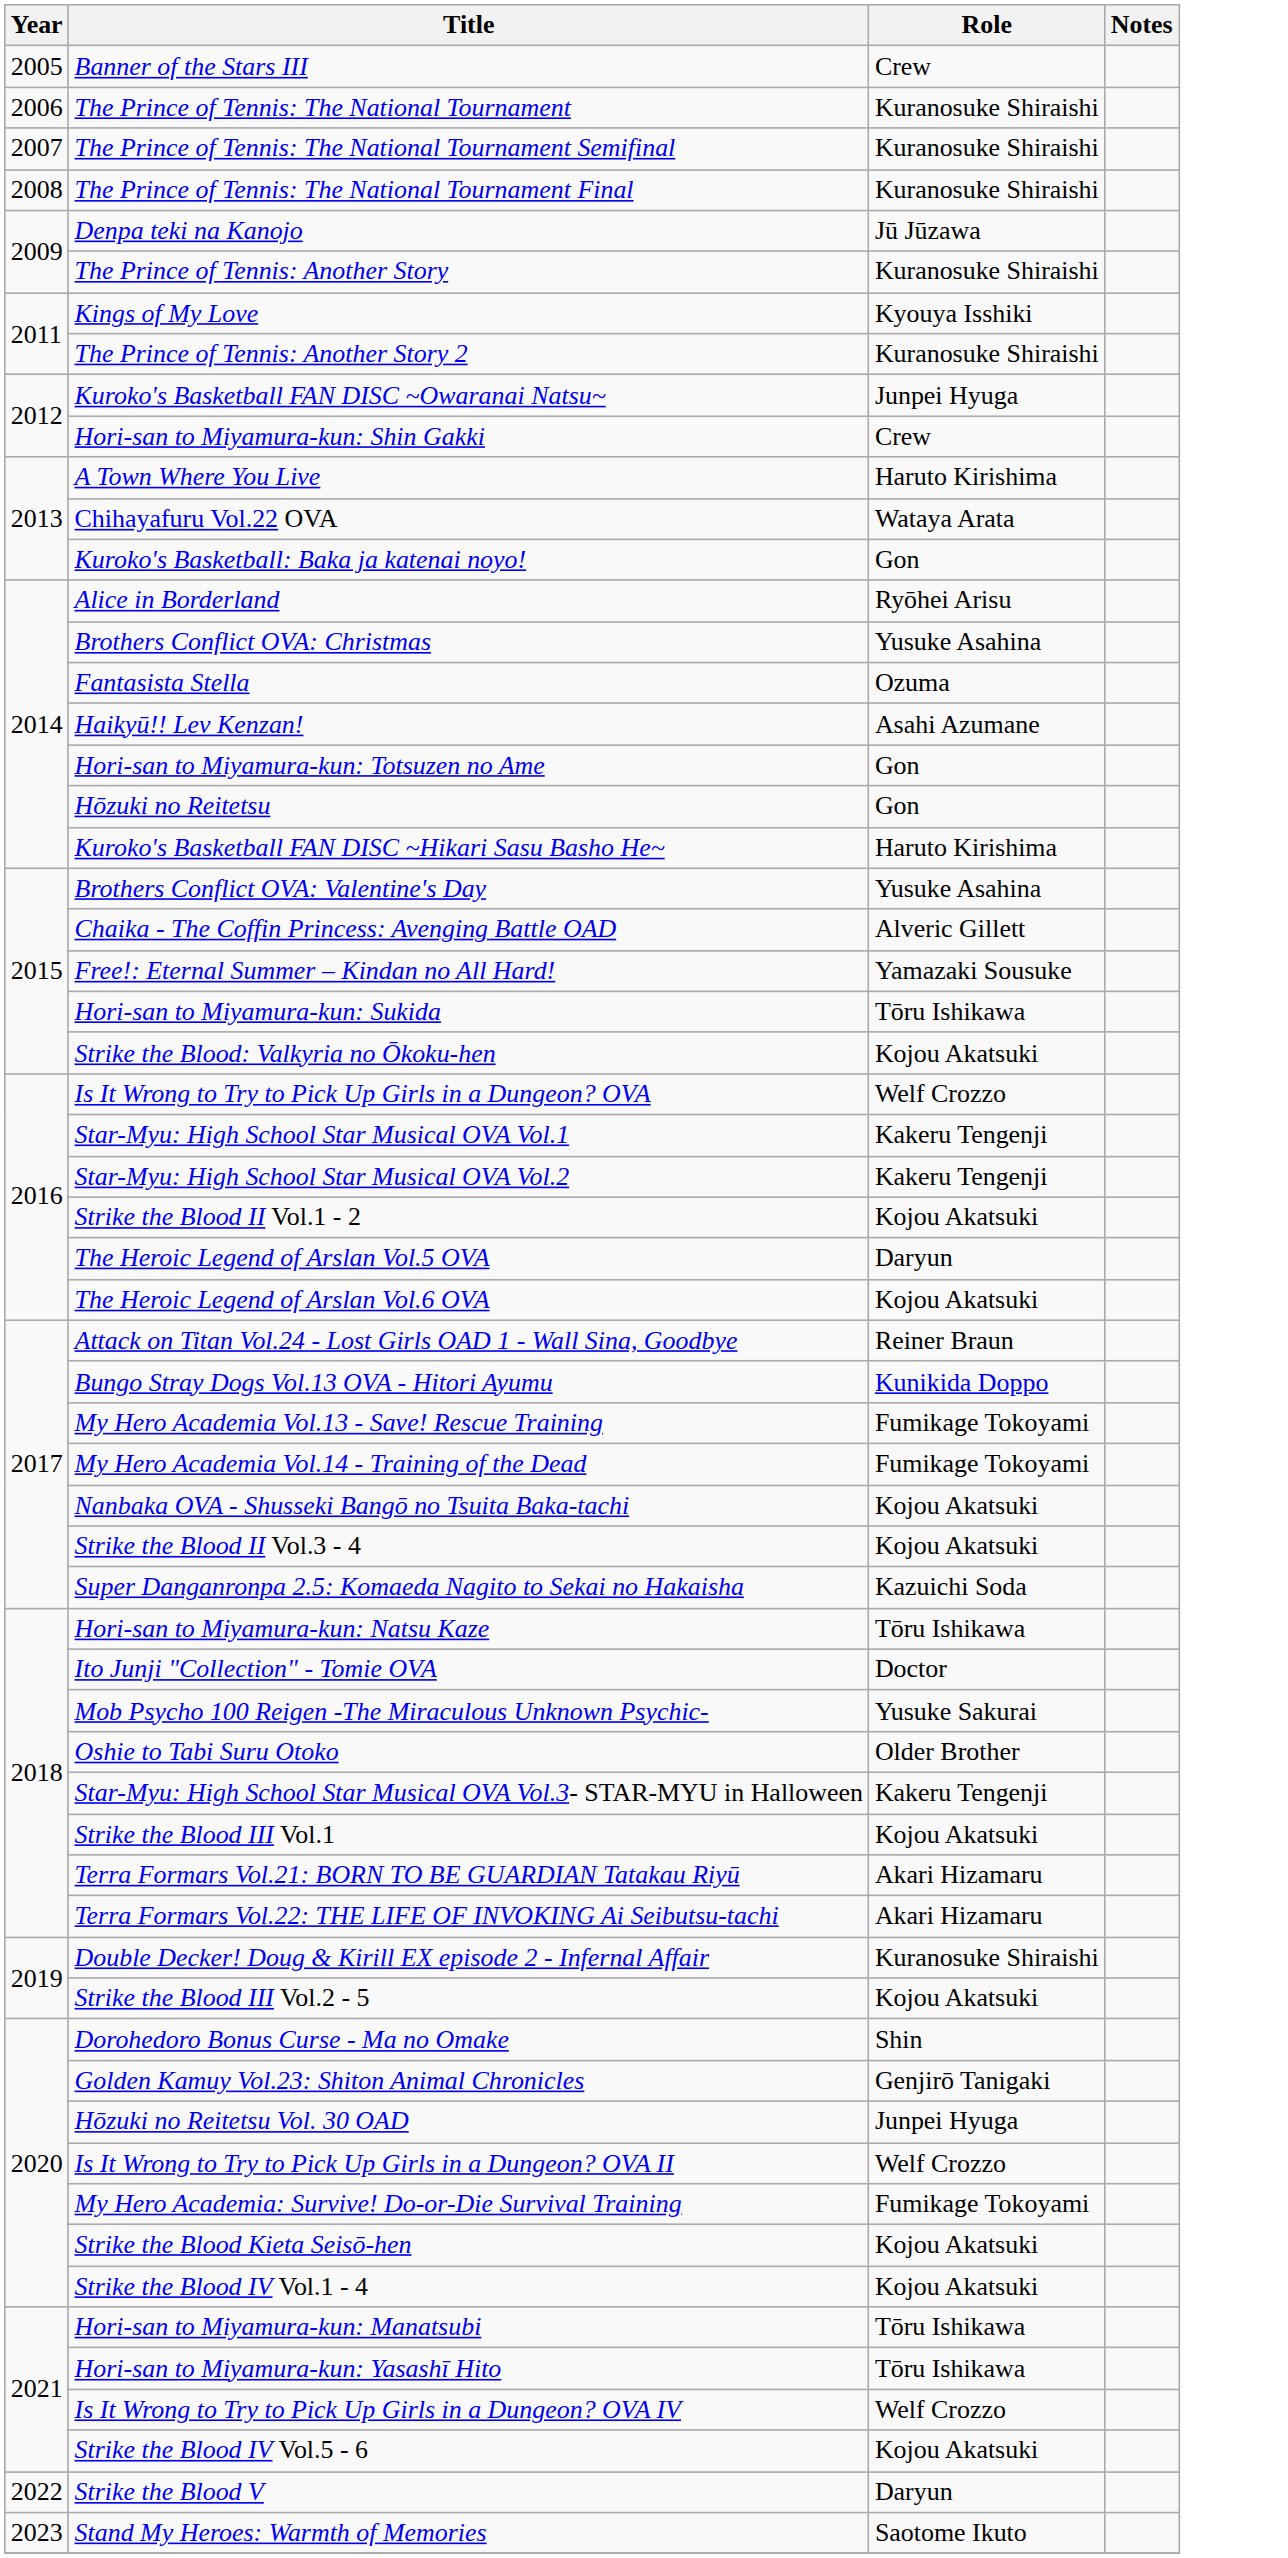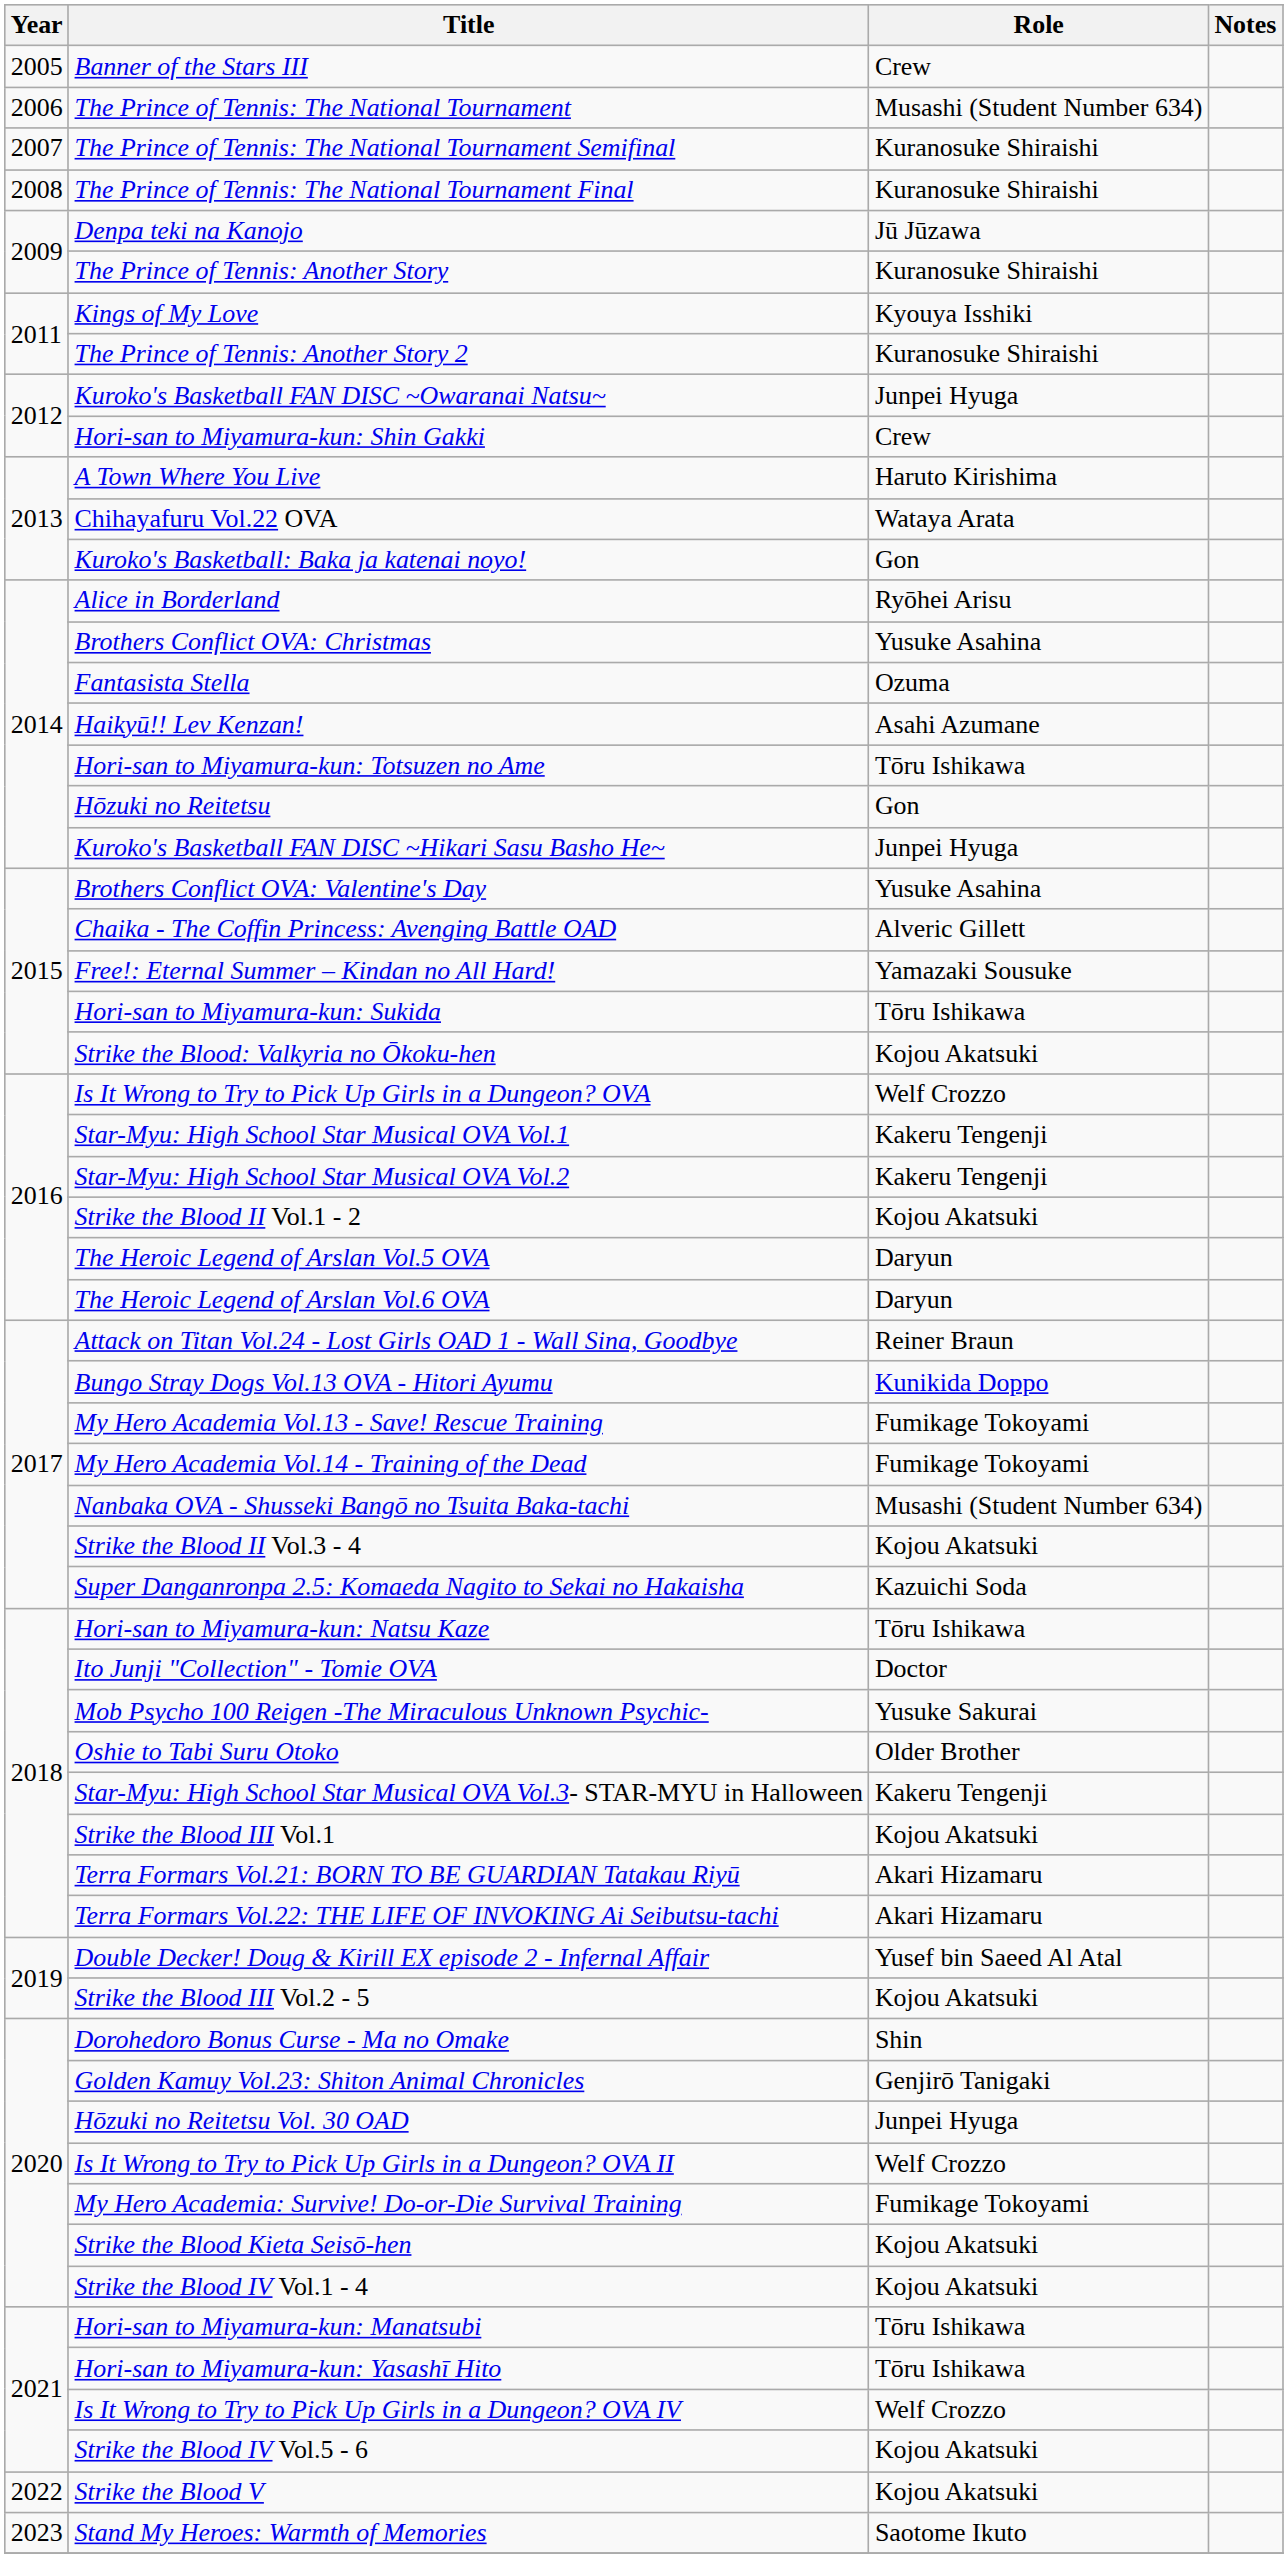(987, 107) Kuranosuke Shiraishi -> (1039, 107) Musashi (Student Number 634)
(897, 764) Gon -> (950, 764) Tōru Ishikawa
(966, 847) Haruto Kirishima -> (947, 847) Junpei Hyuga
(957, 1299) Kojou Akatsuki -> (914, 1299) Daryun
(957, 1504) Kojou Akatsuki -> (1039, 1504) Musashi (Student Number 634)
(987, 1957) Kuranosuke Shiraishi -> (999, 1957) Yusef bin Saeed Al Atal
(914, 2491) Daryun -> (957, 2491) Kojou Akatsuki
